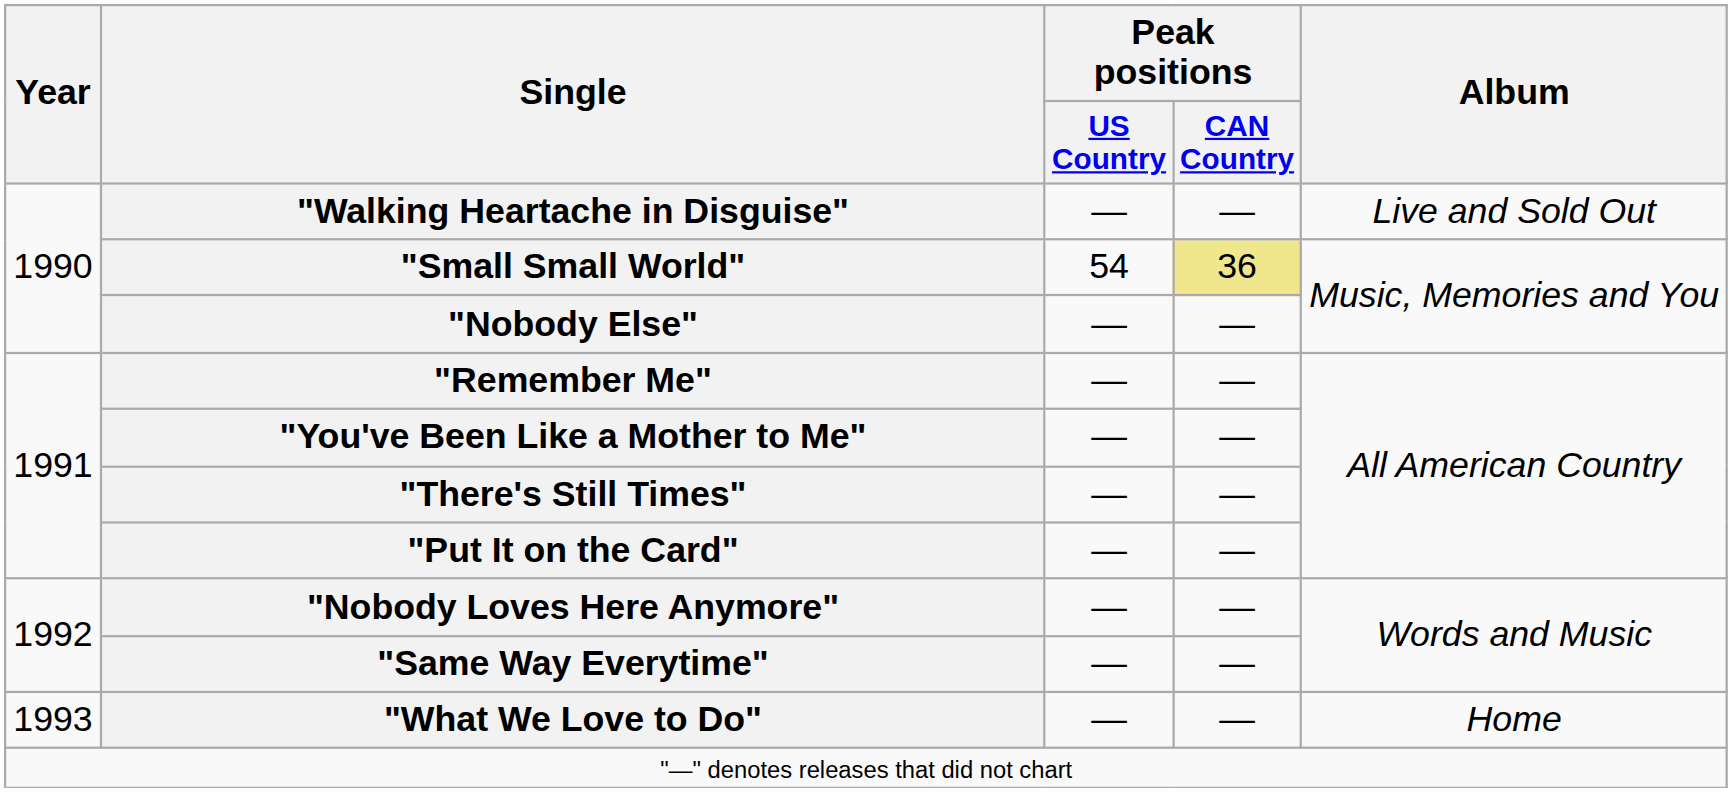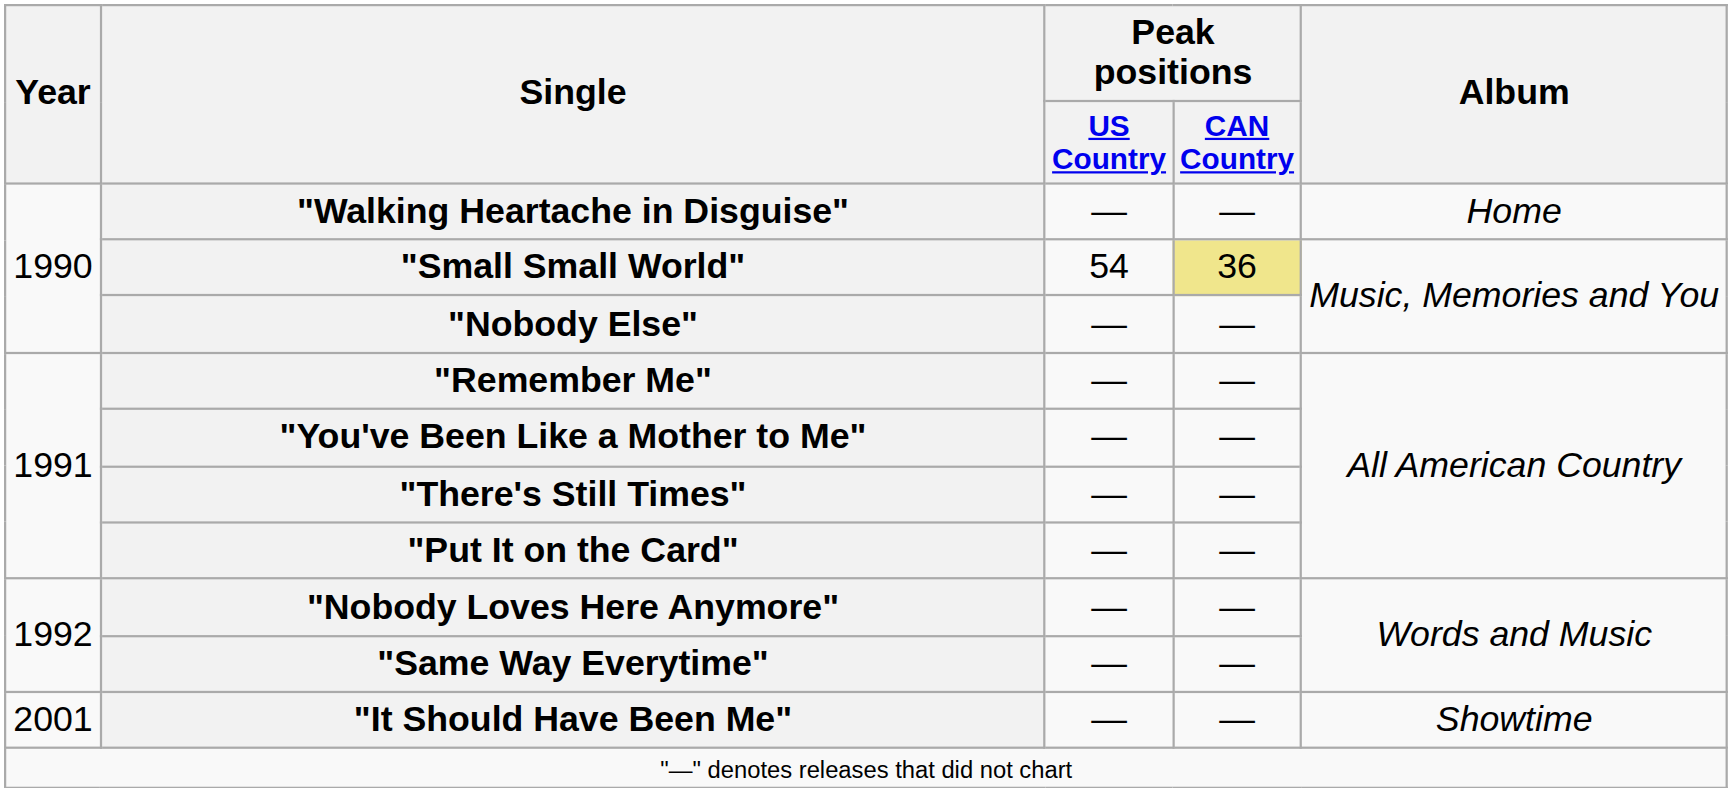(1514, 210) Live and Sold Out -> (1514, 210) Home
- row: (573, 719)
+ row: (573, 719)
